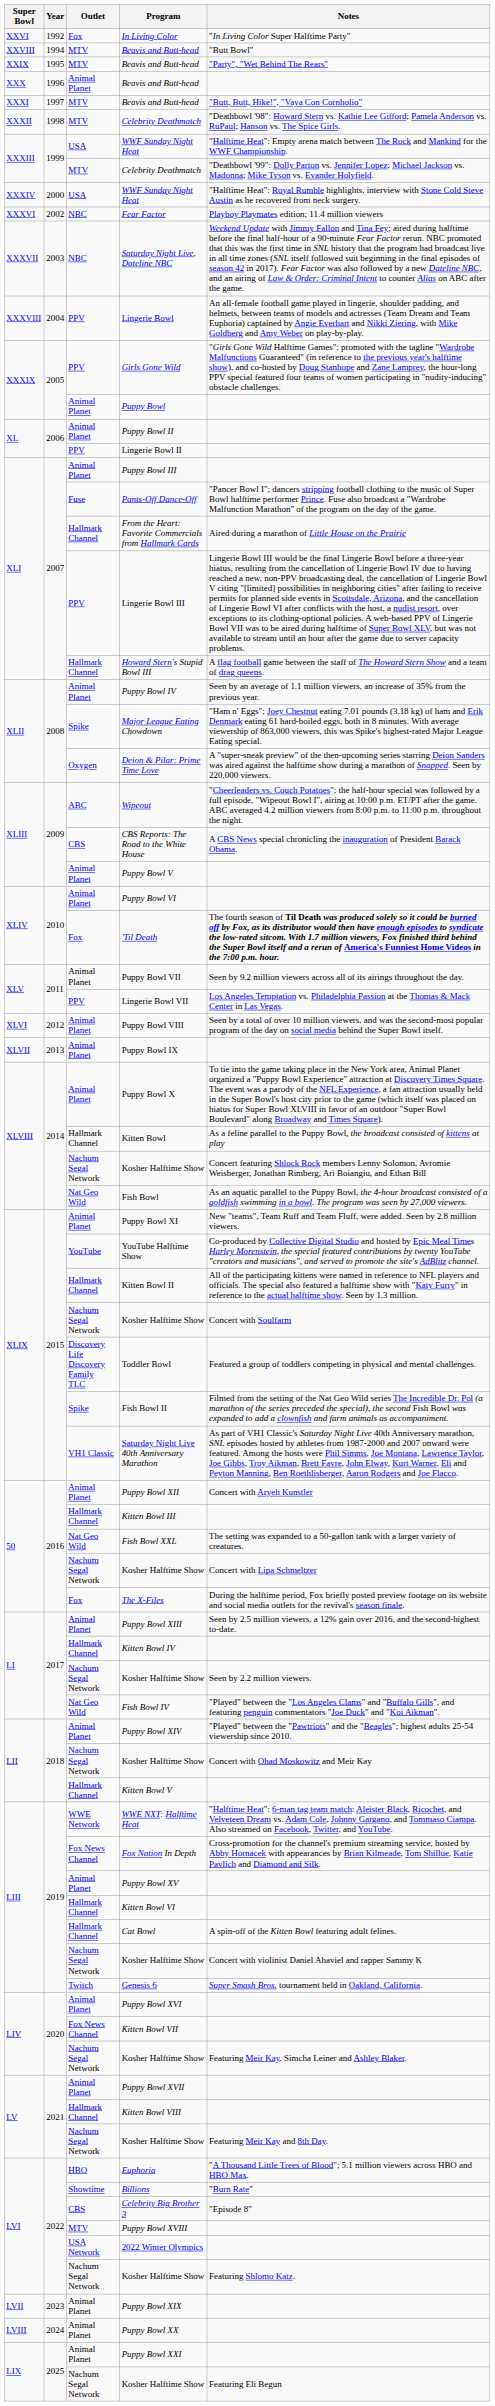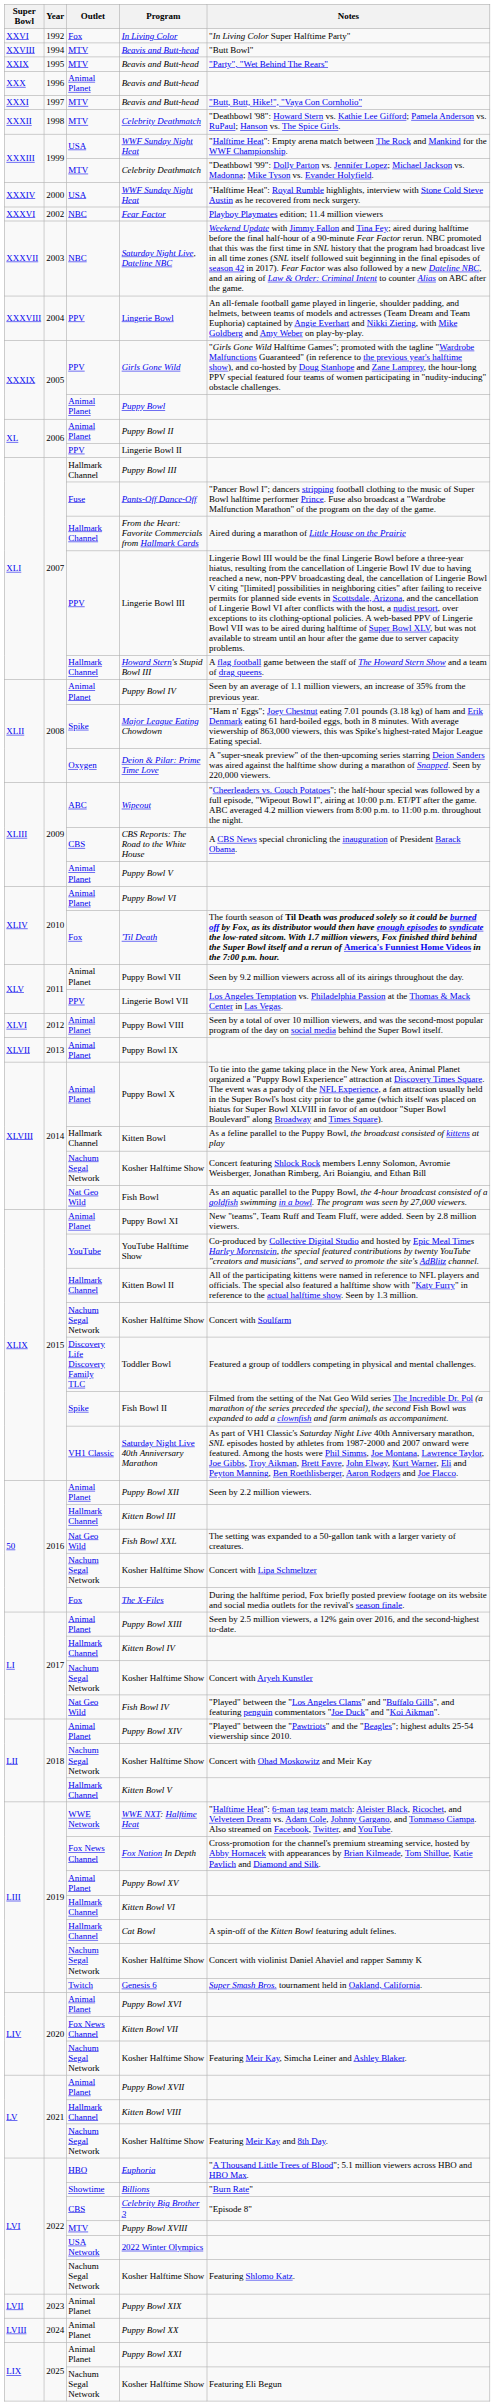(82, 469) Animal Planet -> (85, 469) Hallmark Channel
(261, 1492) Concert with Aryeh Kunstler -> (260, 1492) Seen by 2.2 million viewers.
(260, 1677) Seen by 2.2 million viewers. -> (261, 1677) Concert with Aryeh Kunstler
